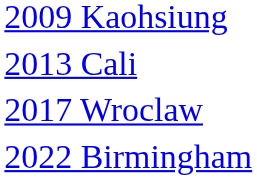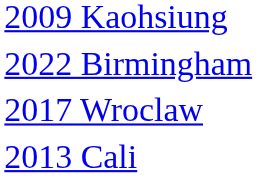rows swapped: (71, 63) <-> (128, 156)
